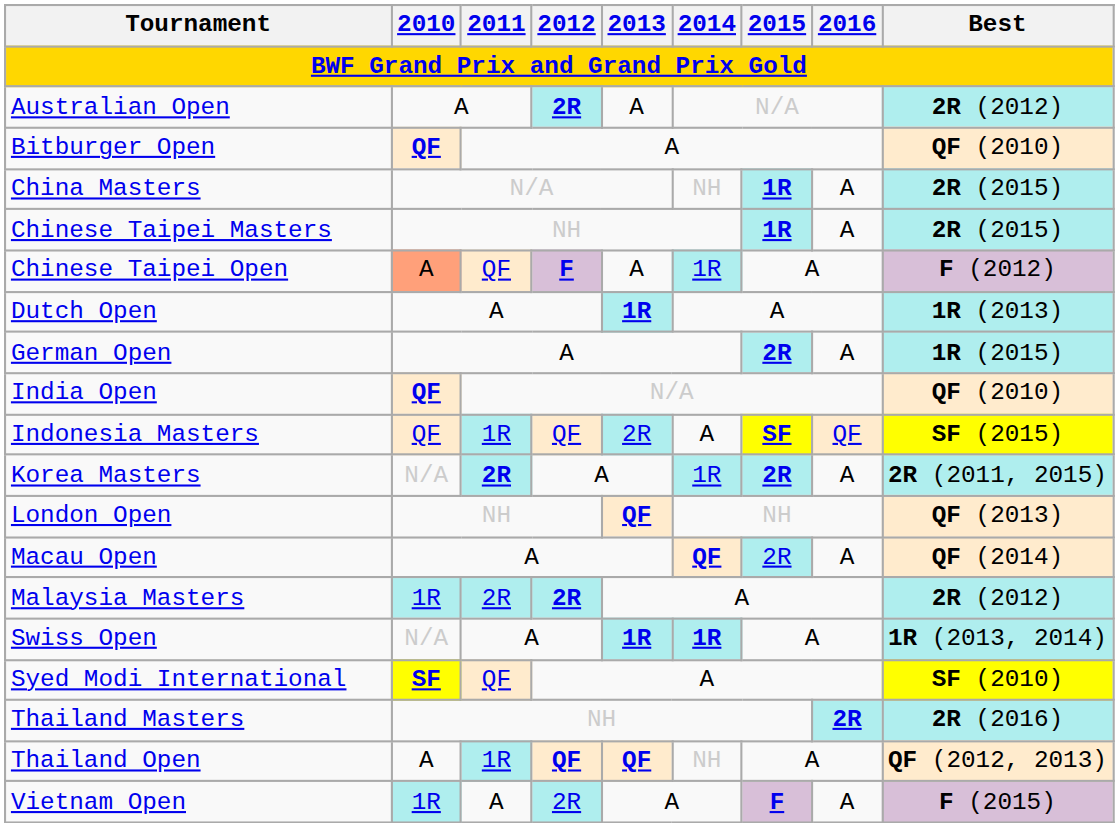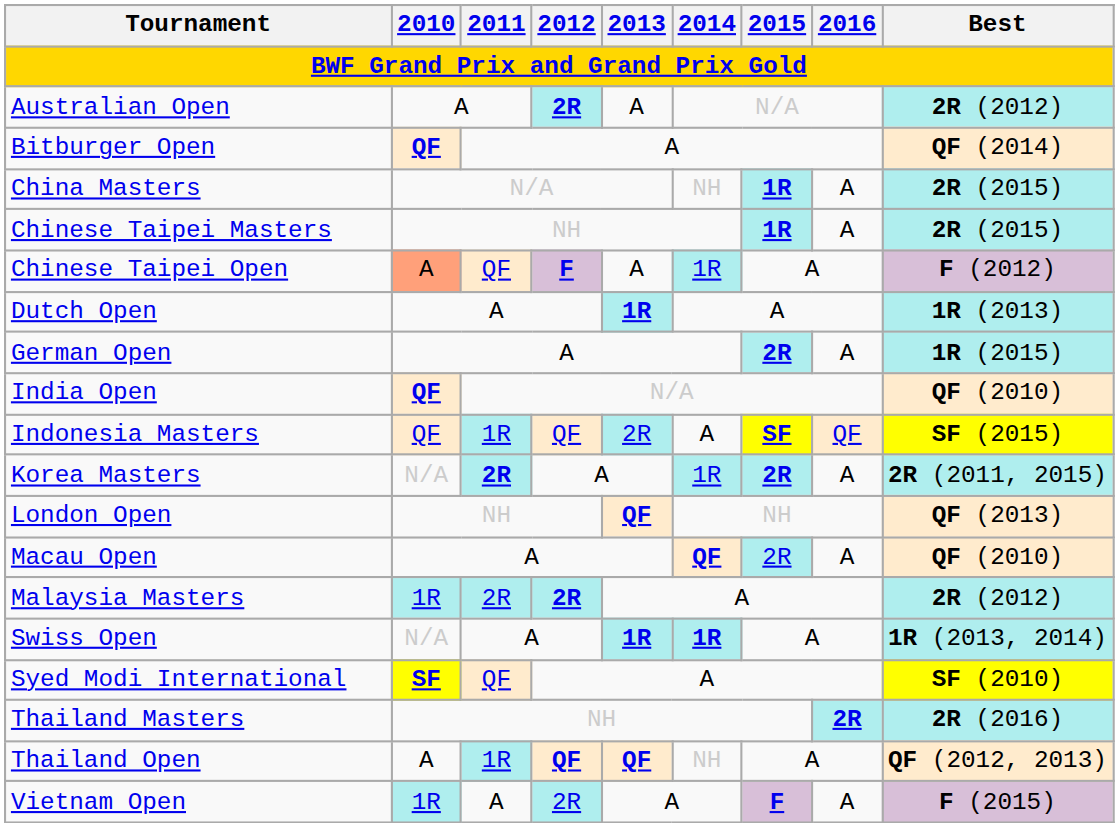(997, 148) QF (2010) -> (997, 148) QF (2014)
(997, 557) QF (2014) -> (997, 557) QF (2010)
